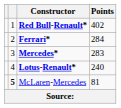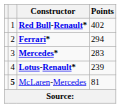(98, 39) 284 -> (98, 39) 294
(98, 67) 240 -> (98, 67) 239
